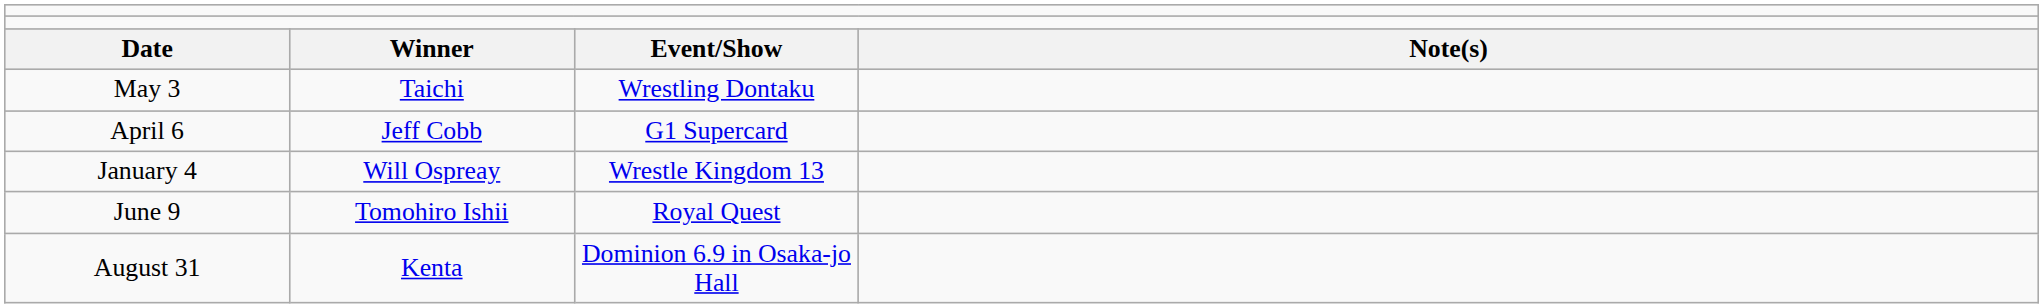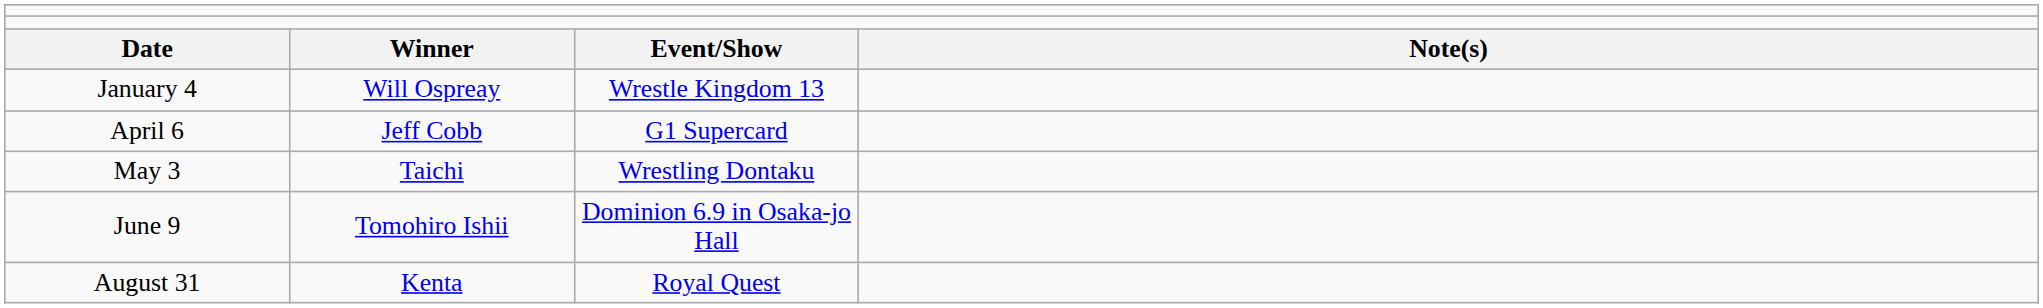rows swapped: (147, 171) <-> (147, 89)
(716, 212) Royal Quest -> (716, 226) Dominion 6.9 in Osaka-jo Hall
(716, 267) Dominion 6.9 in Osaka-jo Hall -> (716, 281) Royal Quest
